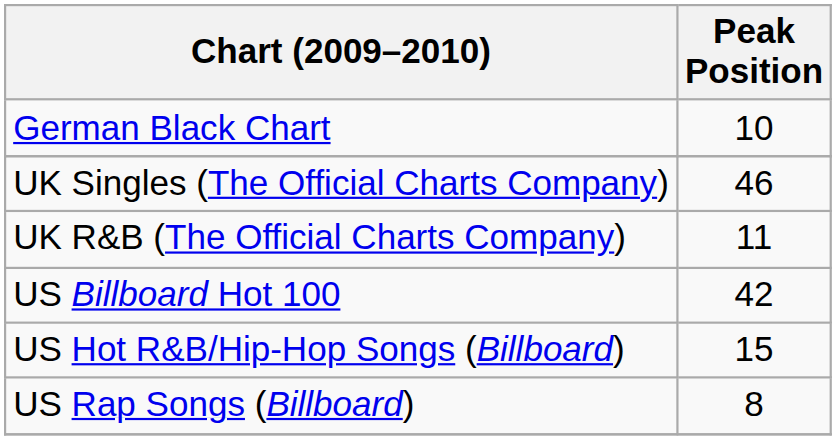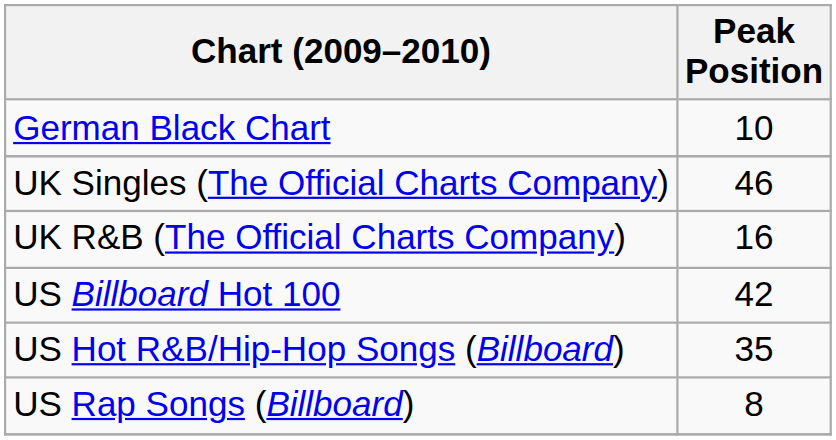(754, 238) 11 -> (754, 238) 16
(754, 349) 15 -> (754, 349) 35
